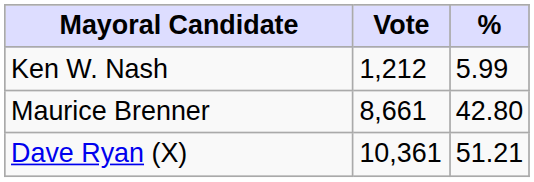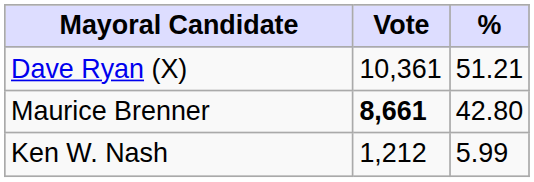rows swapped: (99, 153) <-> (89, 68)
(393, 111) normal -> (393, 111) bold
